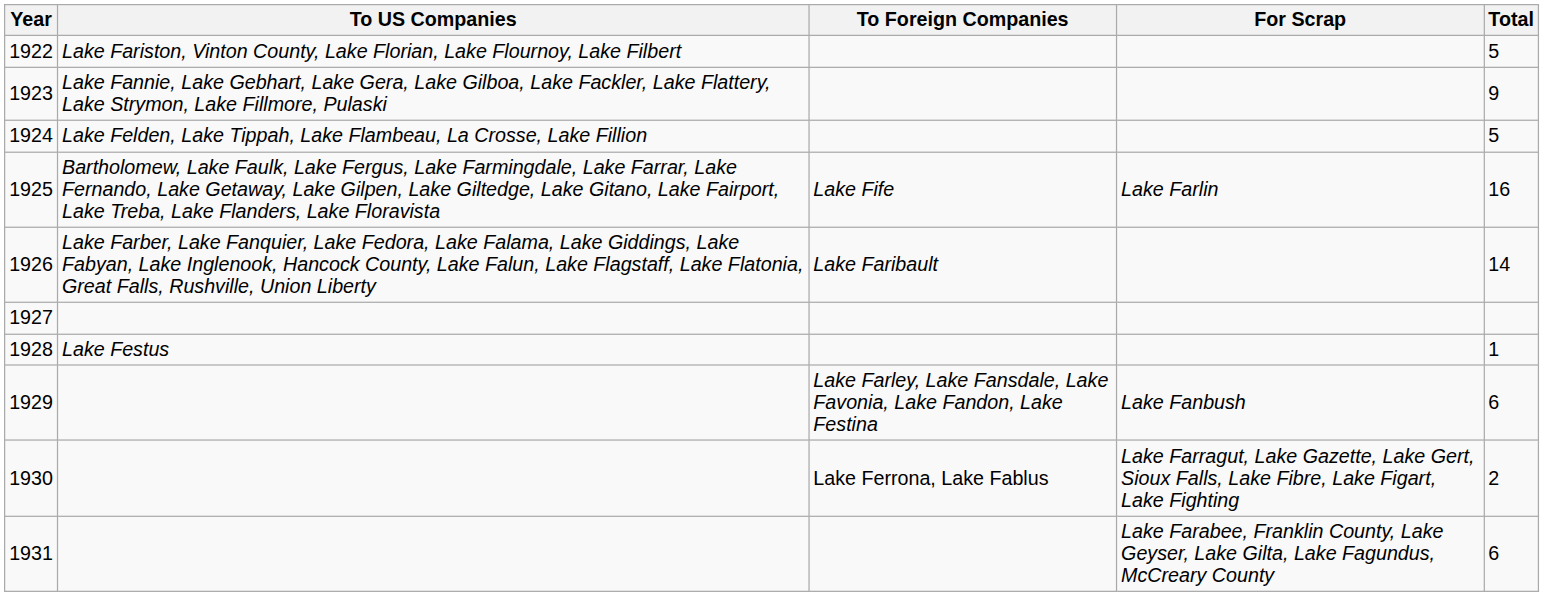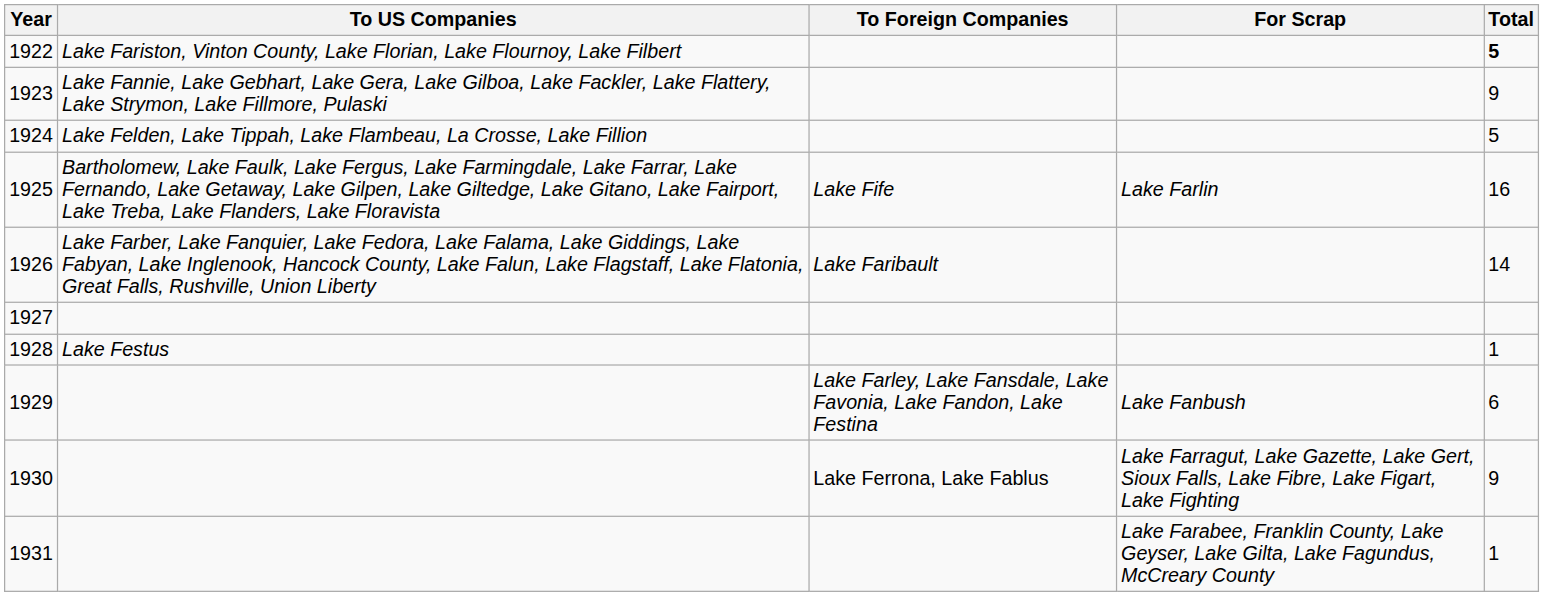(1494, 51) normal -> (1494, 51) bold
(1494, 478) 2 -> (1494, 478) 9
(1494, 553) 6 -> (1494, 553) 1
